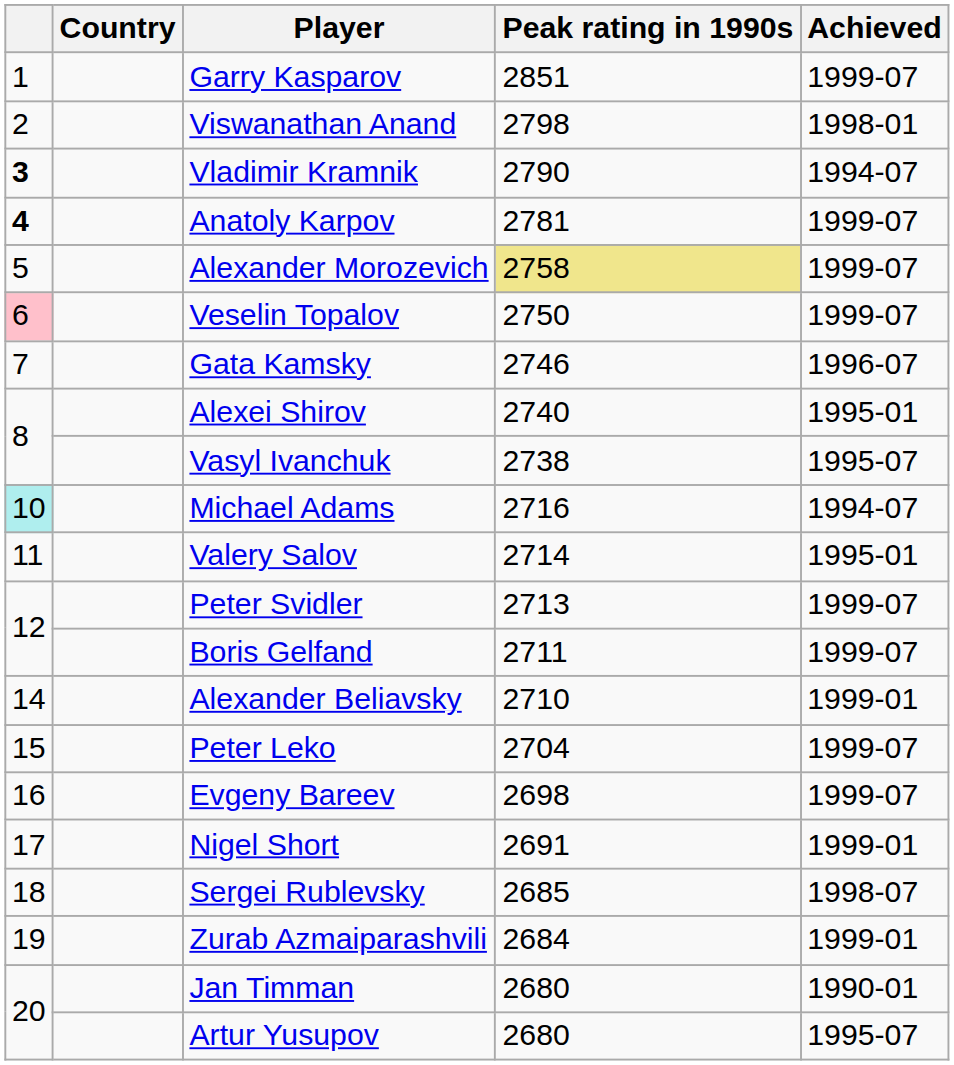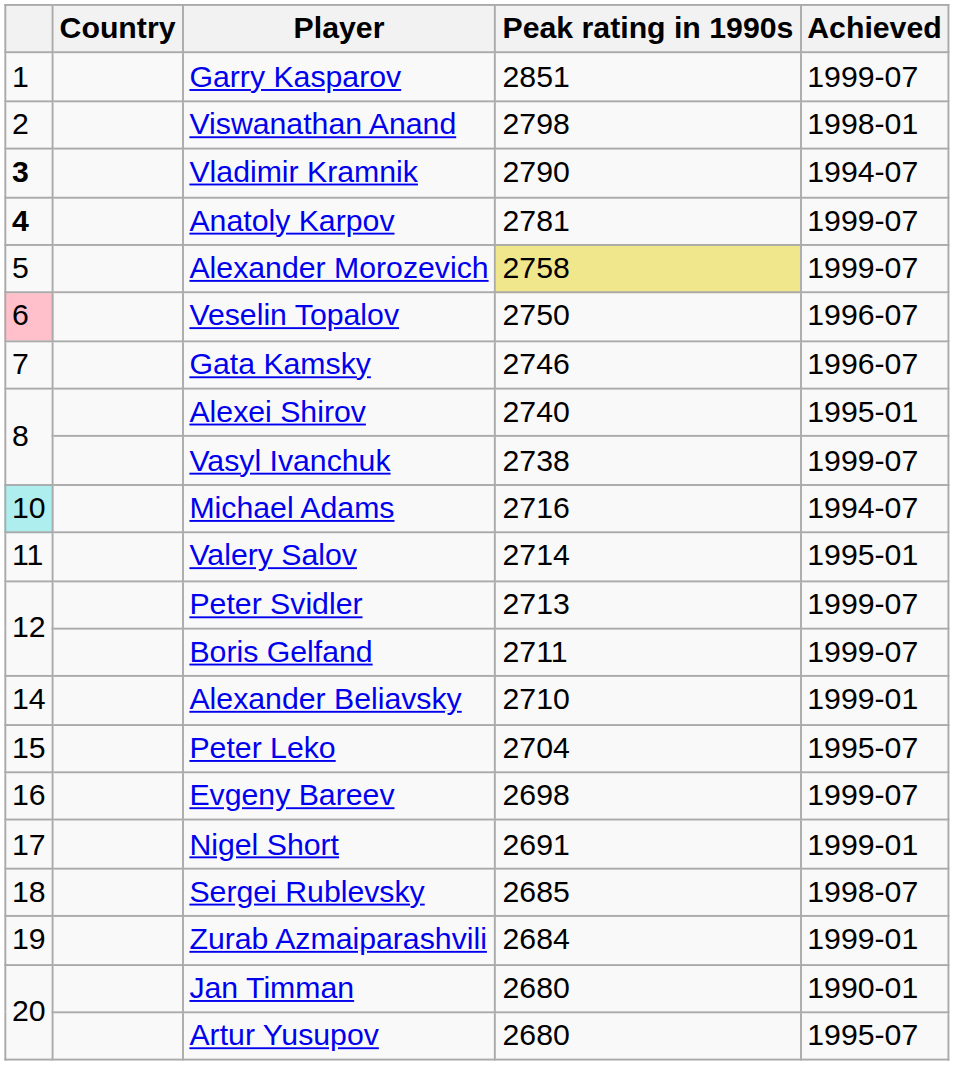(863, 316) 1999-07 -> (863, 316) 1996-07
(863, 460) 1995-07 -> (863, 460) 1999-07
(863, 747) 1999-07 -> (863, 747) 1995-07
